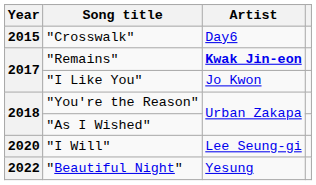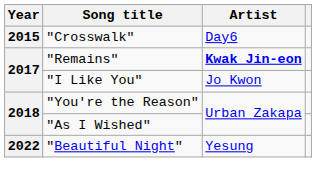- row: (78, 146)
